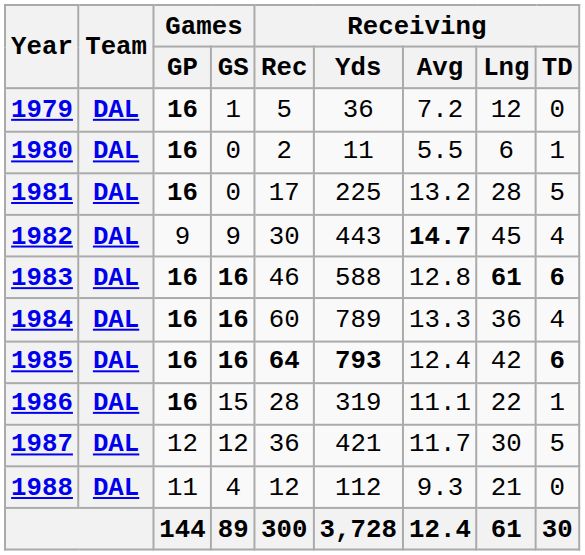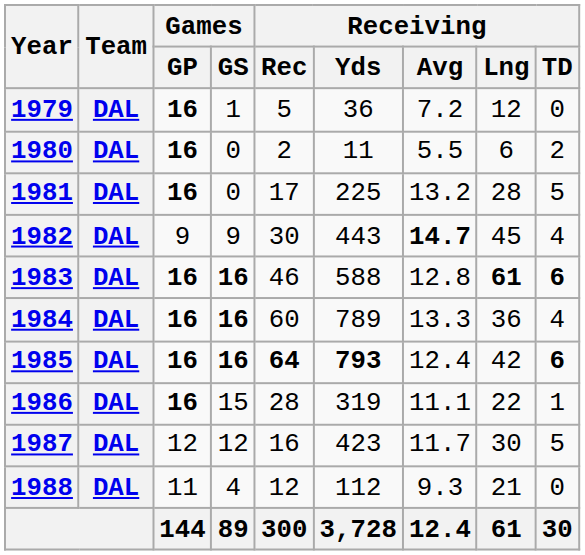(557, 152) 1 -> (557, 152) 2
(284, 445) 36 -> (284, 445) 16
(358, 445) 421 -> (358, 445) 423
